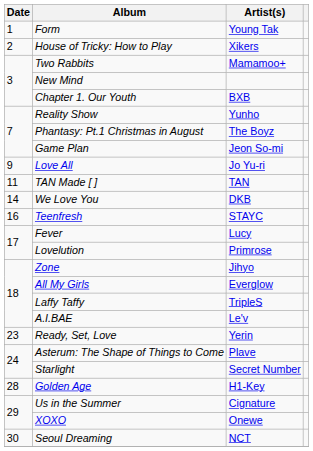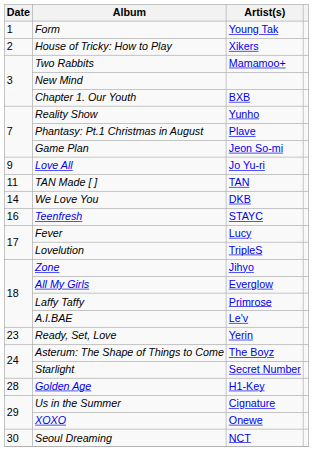(251, 132) The Boyz -> (242, 132) Plave
(250, 251) Primrose -> (246, 251) TripleS
(246, 302) TripleS -> (250, 302) Primrose
(242, 353) Plave -> (251, 353) The Boyz
